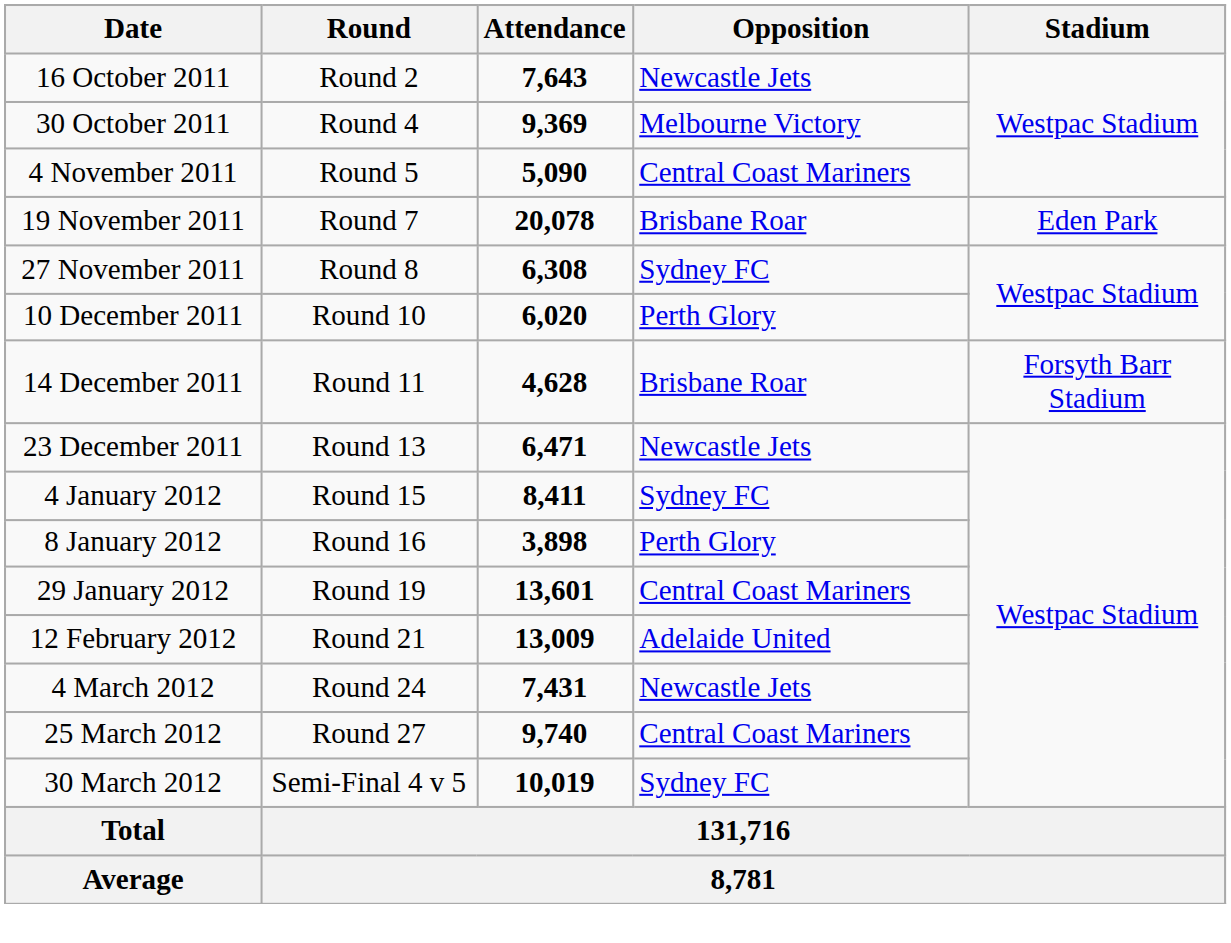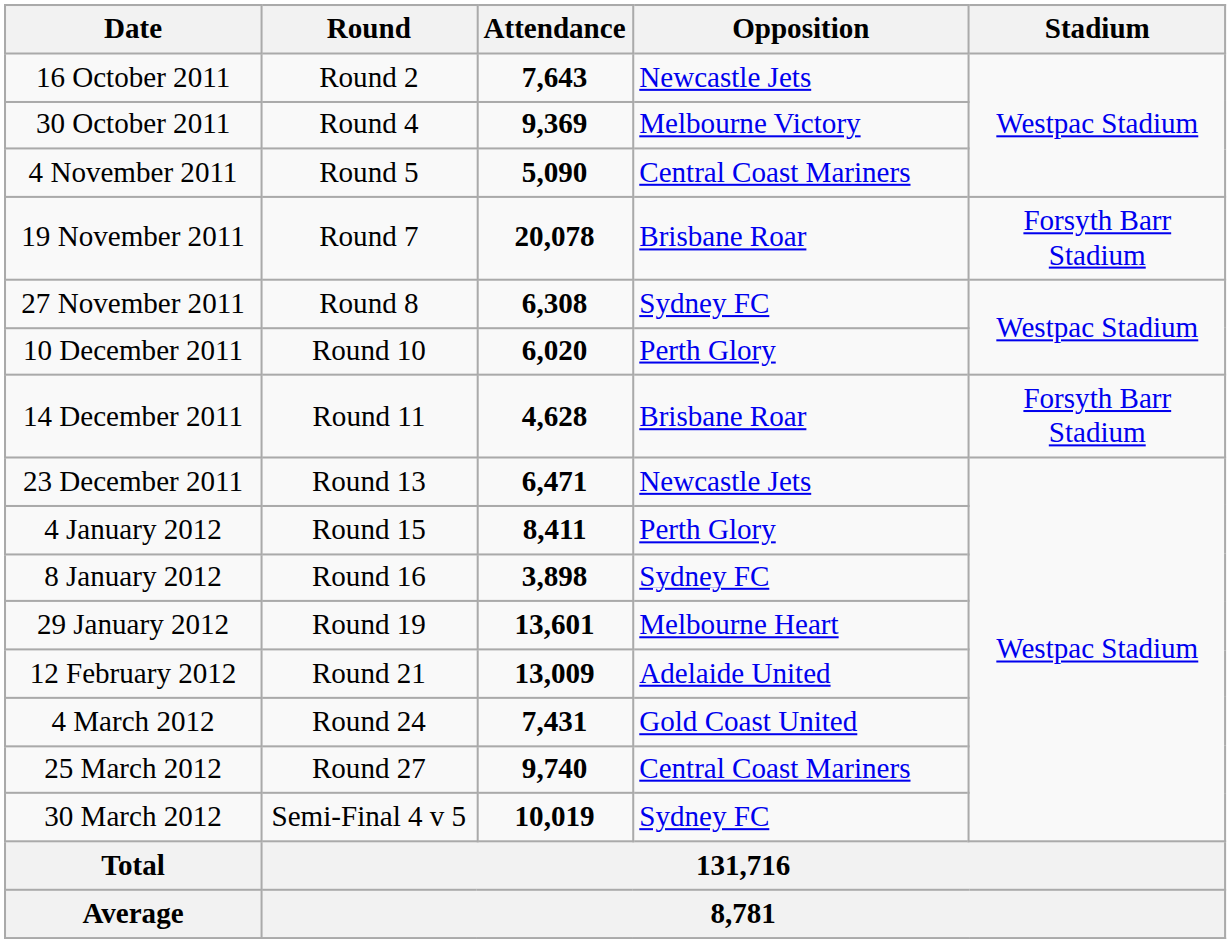(1097, 220) Eden Park -> (1097, 237) Forsyth Barr Stadium
(704, 494) Sydney FC -> (707, 529) Perth Glory
(707, 542) Perth Glory -> (704, 577) Sydney FC
(775, 590) Central Coast Mariners -> (739, 625) Melbourne Heart
(725, 686) Newcastle Jets -> (748, 721) Gold Coast United
